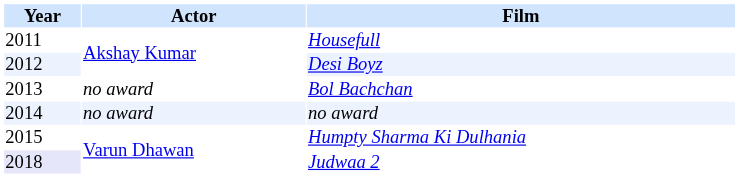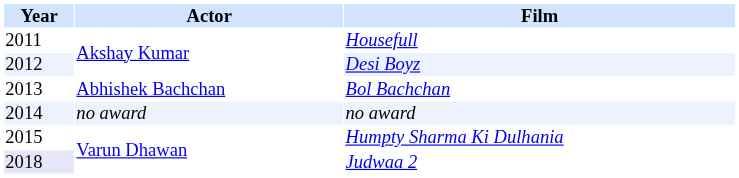(118, 88) no award -> (151, 88) Abhishek Bachchan
